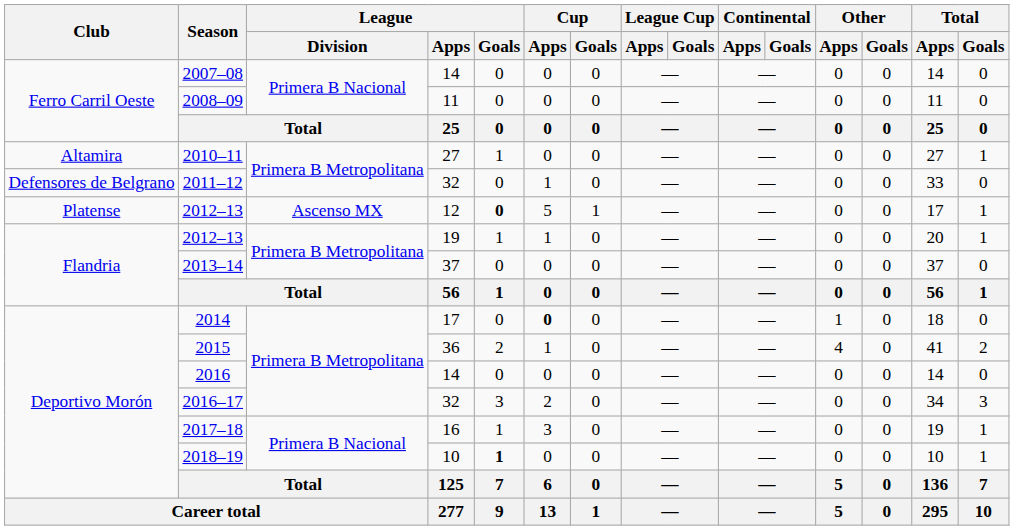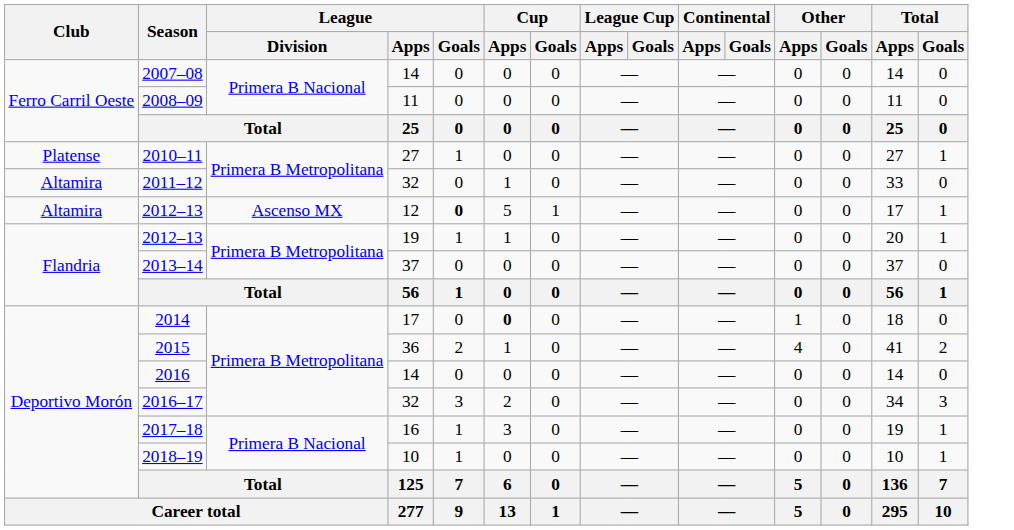(92, 155) Altamira -> (71, 155) Platense
(92, 182) Defensores de Belgrano -> (71, 182) Altamira
(92, 210) Platense -> (71, 210) Altamira
(499, 456) bold -> (459, 456) normal
